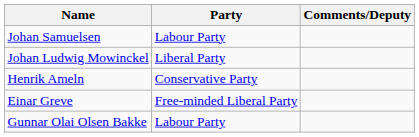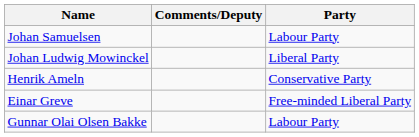columns swapped: (226, 15) <-> (357, 15)
